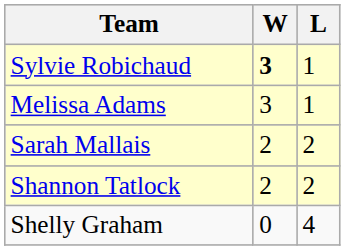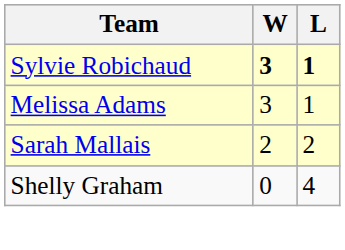(309, 64) normal -> (309, 64) bold
- row: (96, 184)
